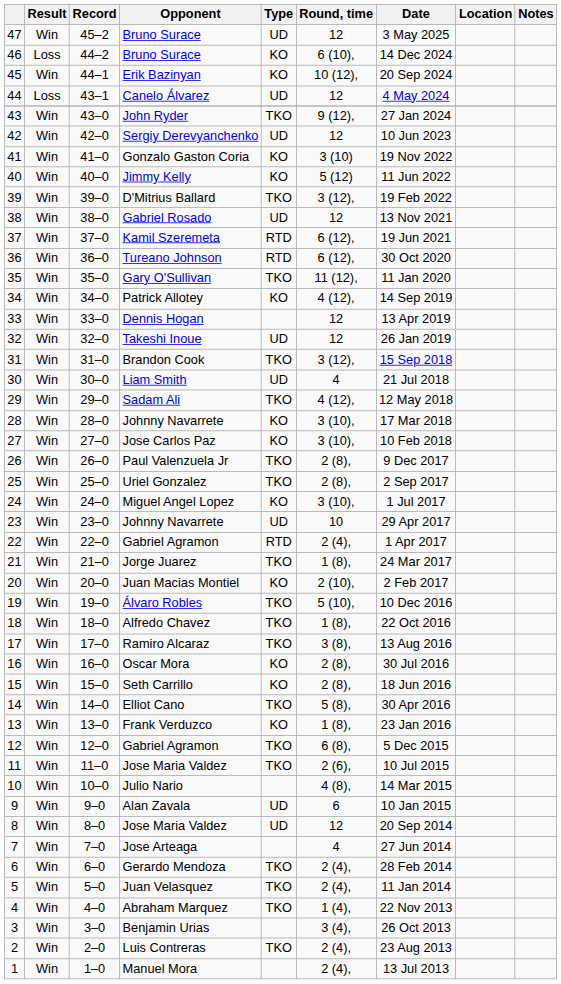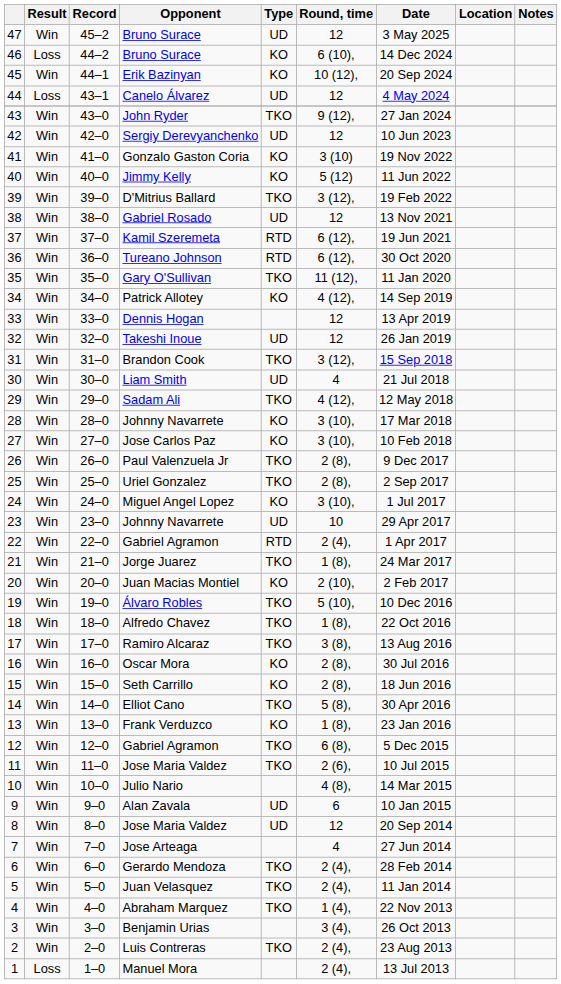(47, 968) Win -> (47, 968) Loss
